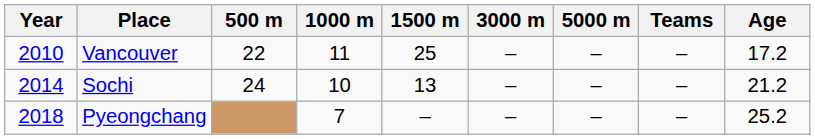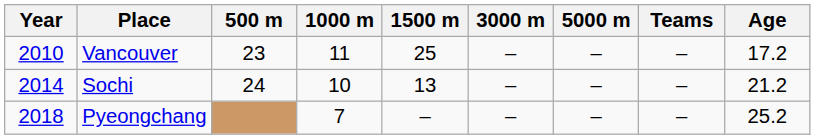(254, 52) 22 -> (254, 52) 23
